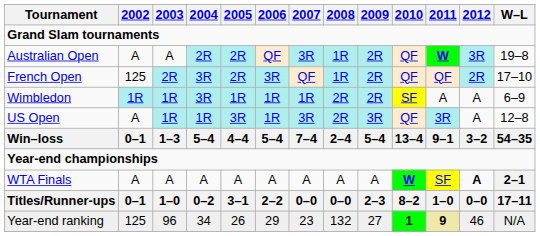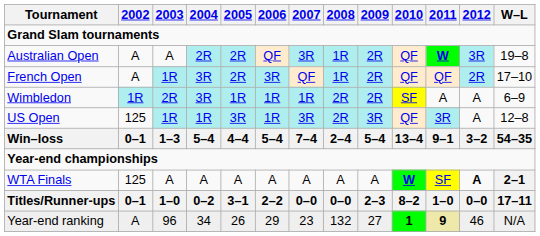(135, 76) 125 -> (135, 76) A
(170, 76) 2R -> (170, 76) 1R
(170, 96) 1R -> (170, 96) 2R
(135, 117) A -> (135, 117) 125
(135, 179) A -> (135, 179) 125
(135, 220) 125 -> (135, 220) A
